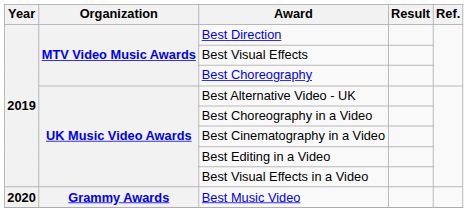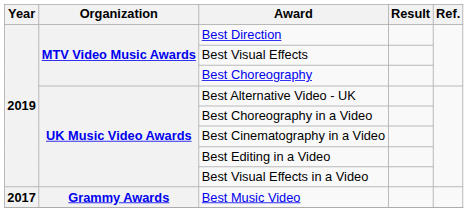(22, 197) 2020 -> (22, 197) 2017
